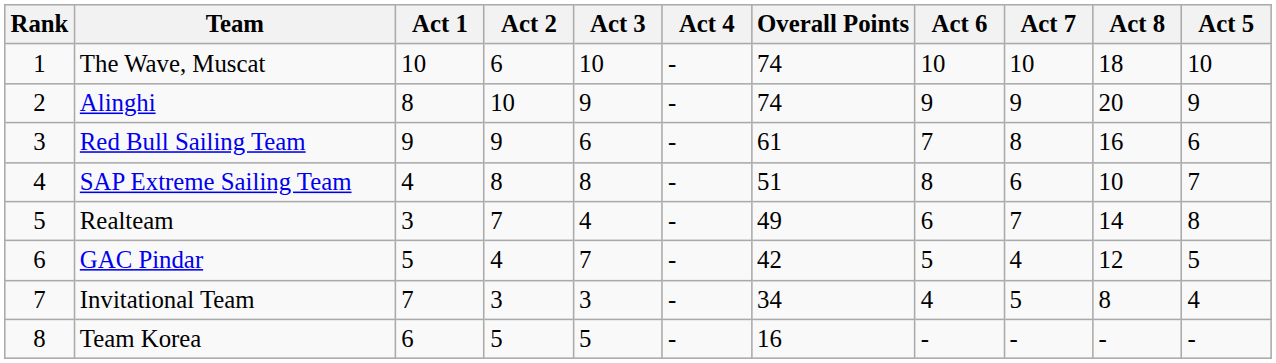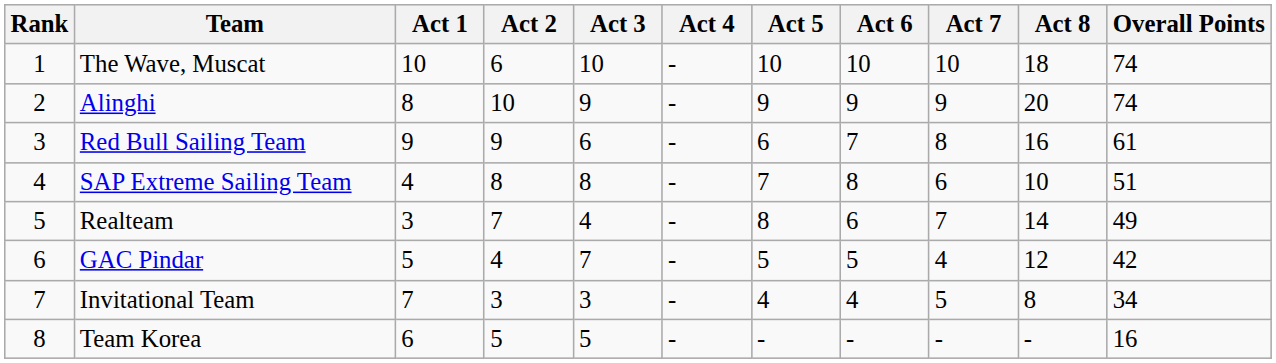columns swapped: (1226, 24) <-> (833, 24)
